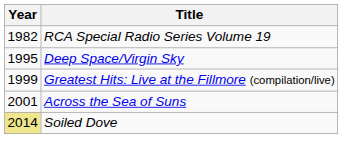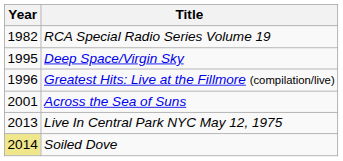(23, 79) 1999 -> (23, 79) 1996
+ row: (163, 123)
